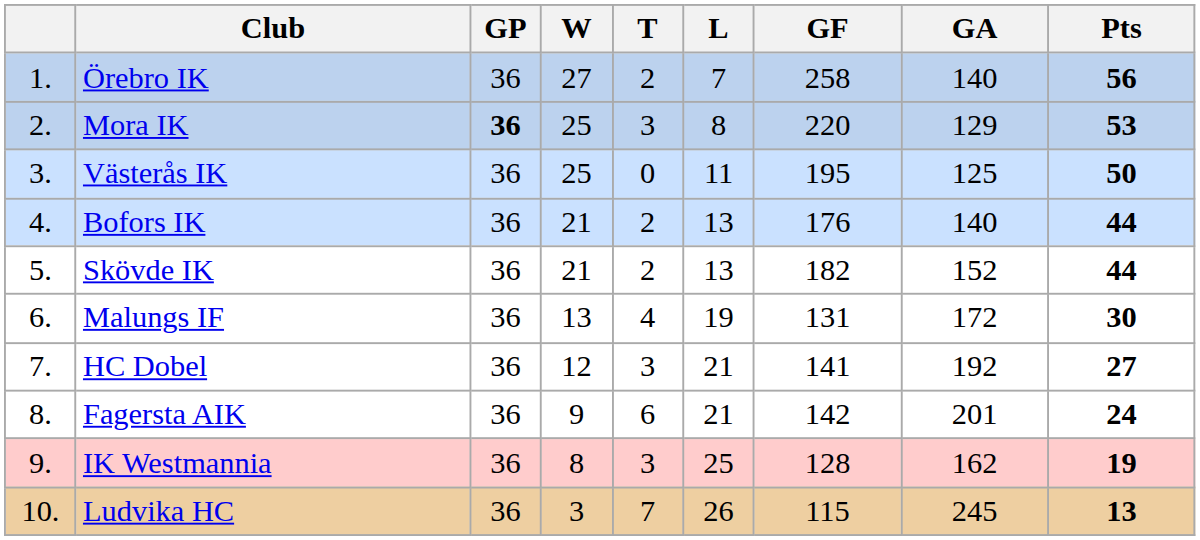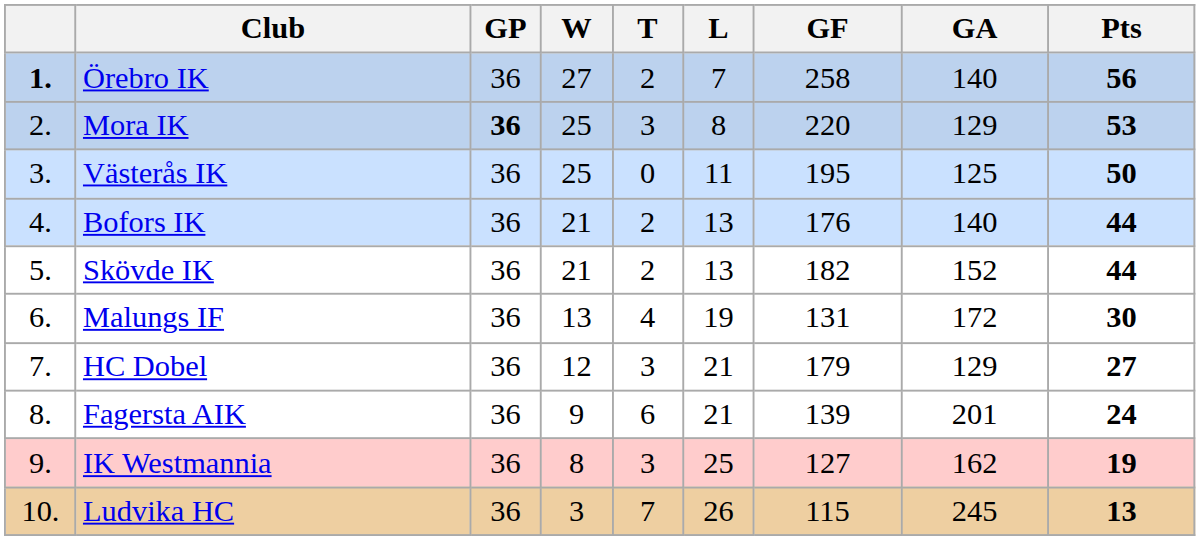(40, 76) normal -> (40, 76) bold
(828, 366) 141 -> (828, 366) 179
(975, 366) 192 -> (975, 366) 129
(828, 414) 142 -> (828, 414) 139
(828, 462) 128 -> (828, 462) 127
